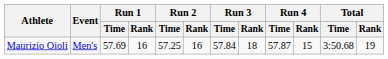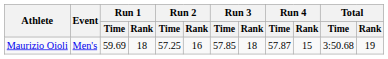(114, 46) 57.69 -> (114, 46) 59.69
(142, 46) 16 -> (142, 46) 18
(224, 46) 57.84 -> (224, 46) 57.85
